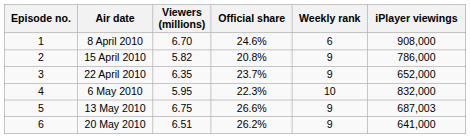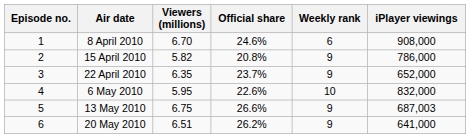(252, 91) 22.3% -> (252, 91) 22.6%
